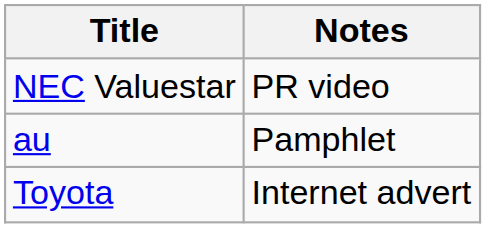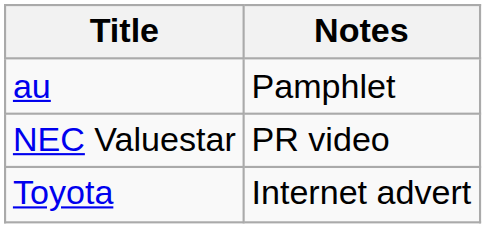rows swapped: (124, 85) <-> (32, 139)
